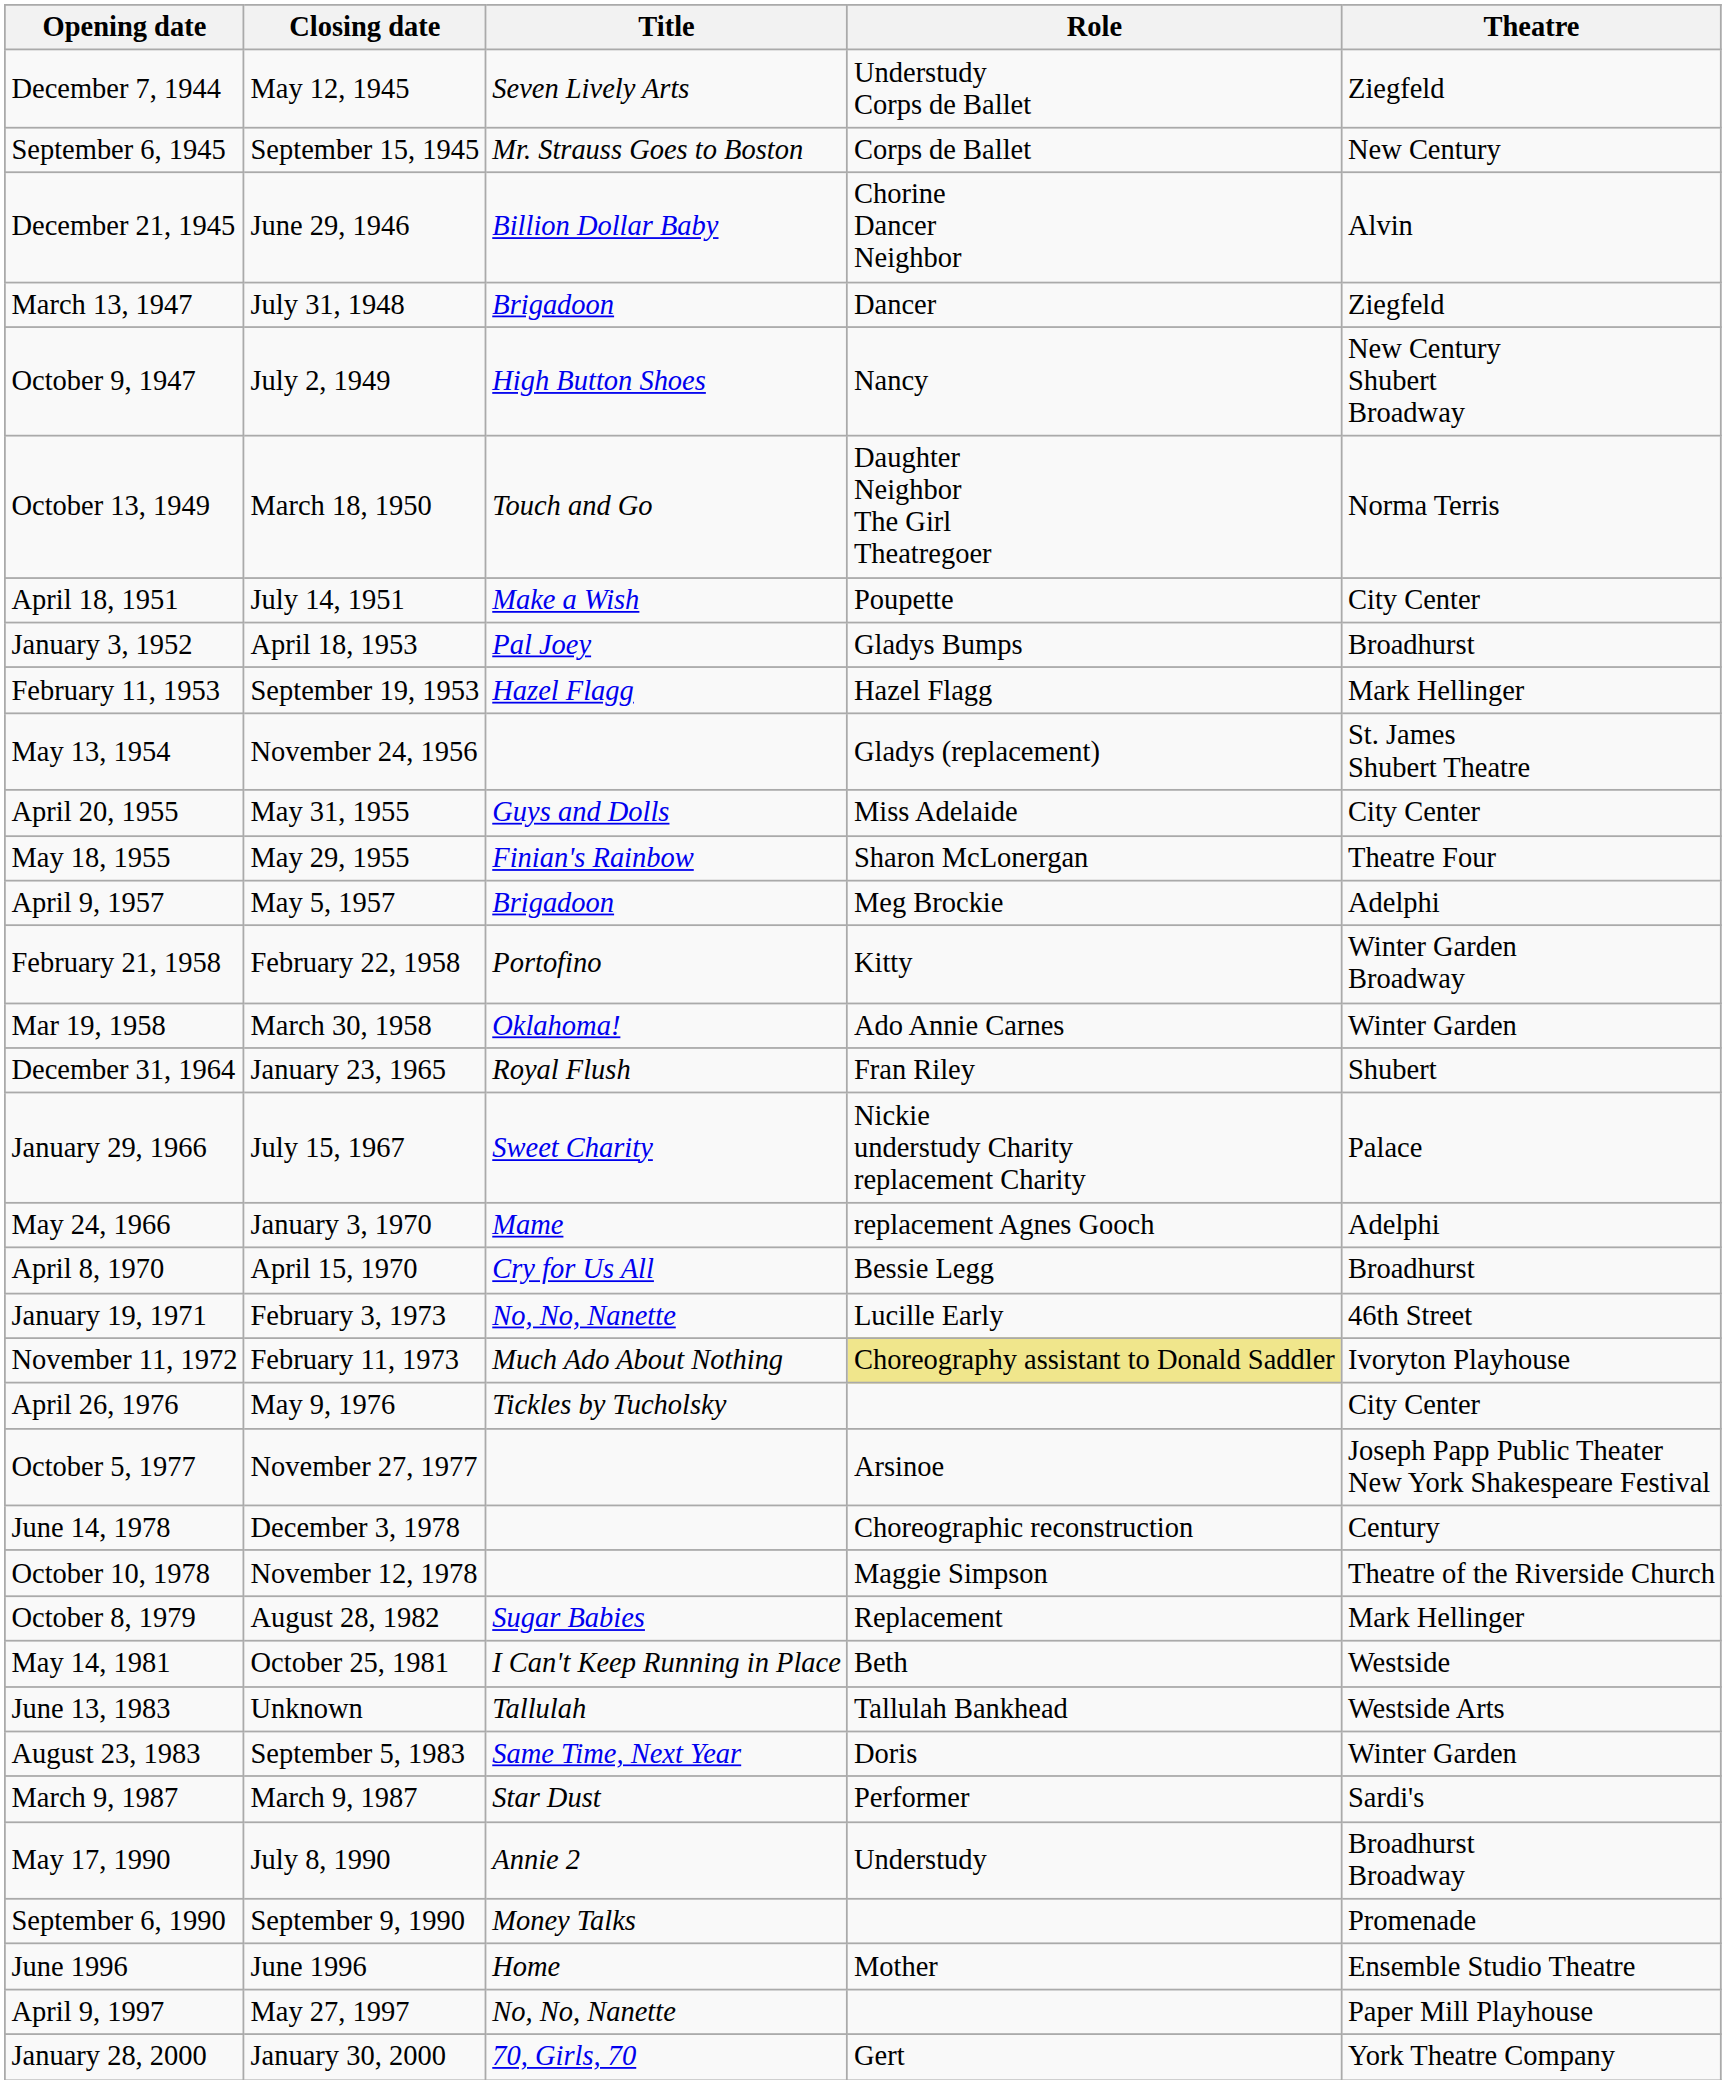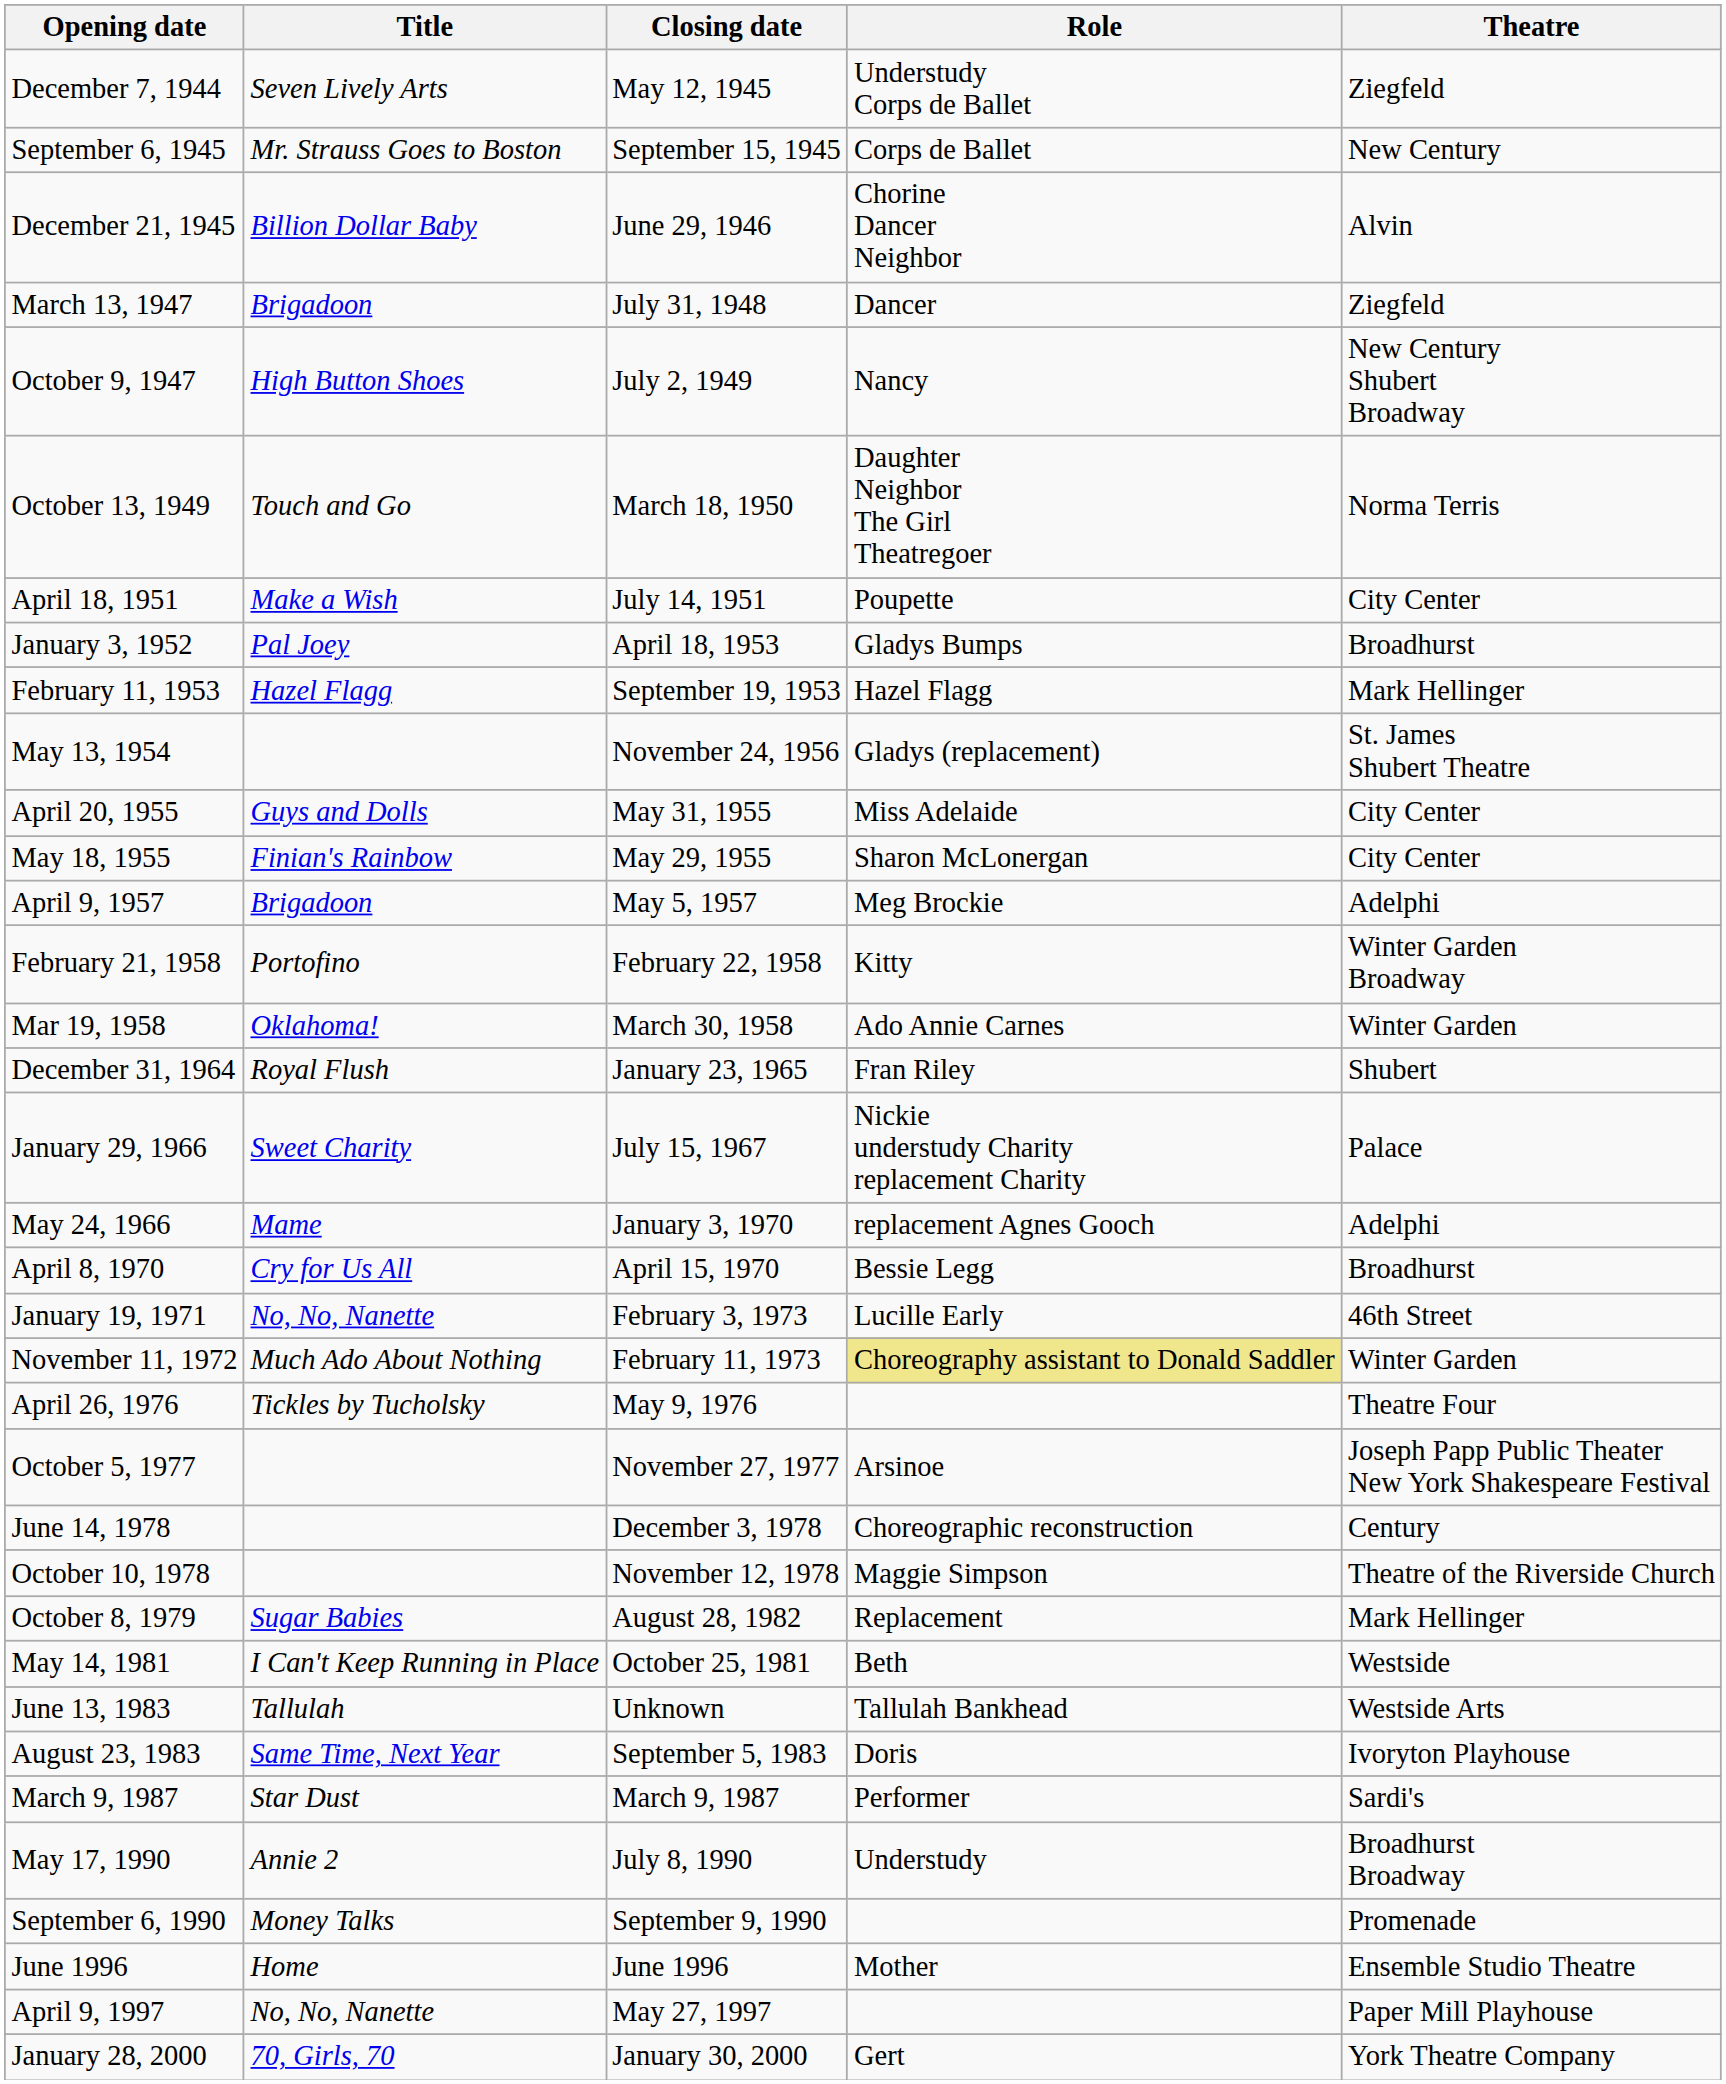columns swapped: (365, 27) <-> (667, 27)
(1422, 857) Theatre Four -> (1414, 857) City Center
(1459, 1360) Ivoryton Playhouse -> (1432, 1360) Winter Garden
(1414, 1405) City Center -> (1422, 1405) Theatre Four
(1432, 1753) Winter Garden -> (1459, 1753) Ivoryton Playhouse
